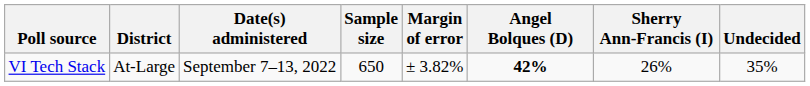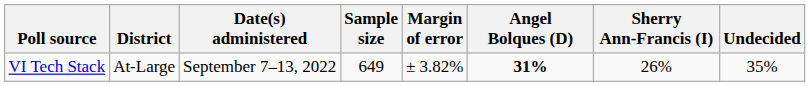(371, 66) 650 -> (371, 66) 649
(530, 66) 42% -> (530, 66) 31%
